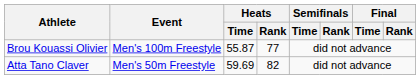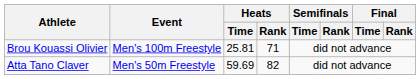(240, 49) 55.87 -> (240, 49) 25.81
(273, 49) 77 -> (273, 49) 71
